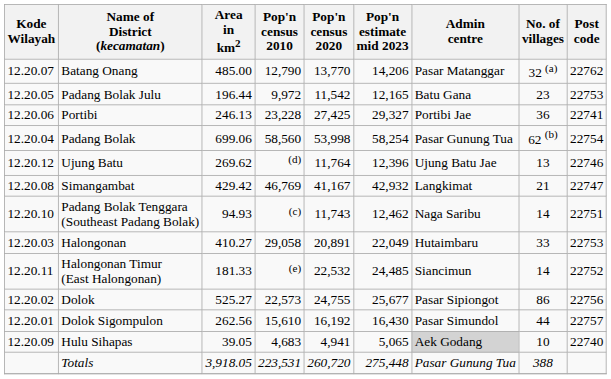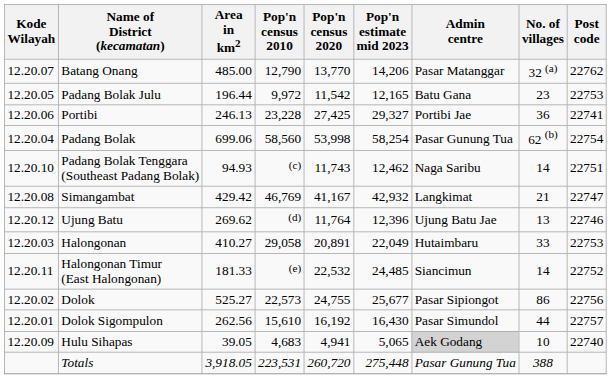rows swapped: (130, 214) <-> (92, 162)
